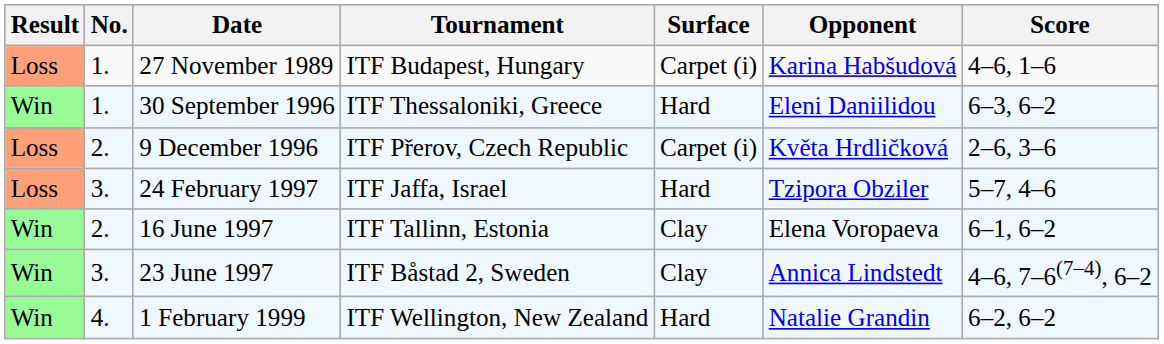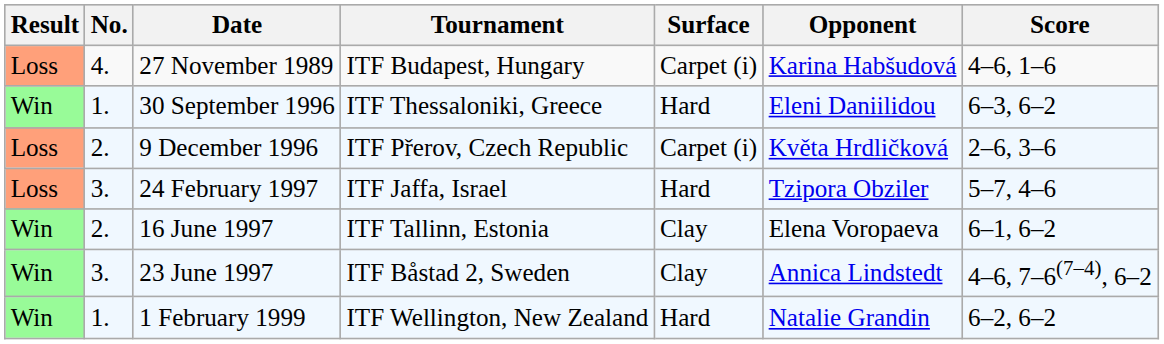(100, 65) 1. -> (100, 65) 4.
(100, 316) 4. -> (100, 316) 1.
